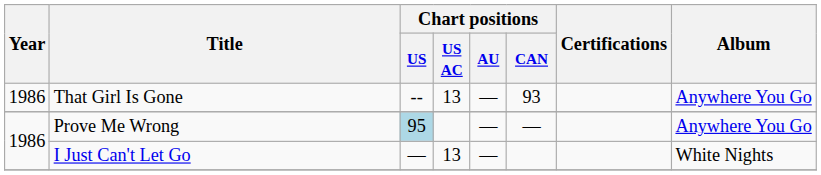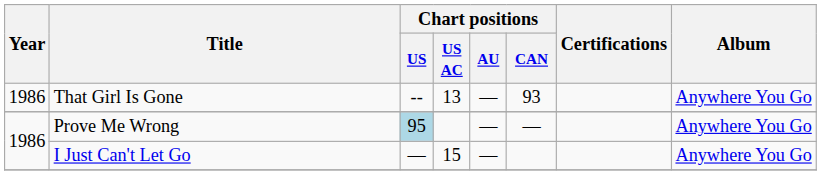(452, 155) 13 -> (452, 155) 15
(724, 155) White Nights -> (744, 155) Anywhere You Go
